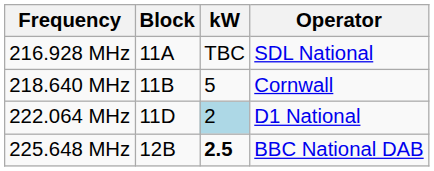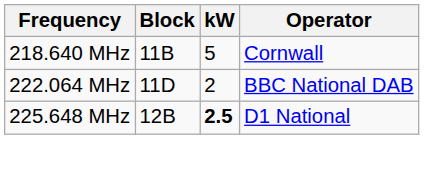- row: (70, 52)
(210, 117) lightblue background -> (210, 85) no background
(307, 117) D1 National -> (329, 85) BBC National DAB
(339, 149) BBC National DAB -> (297, 117) D1 National
